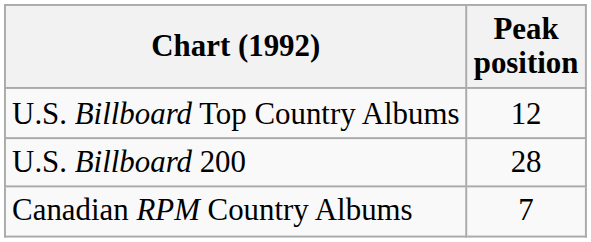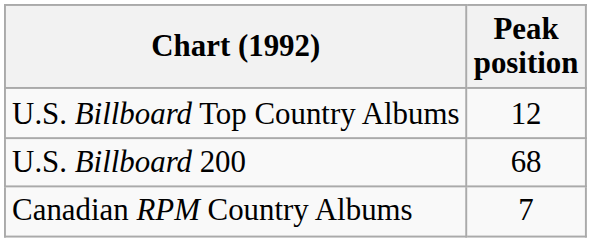(526, 161) 28 -> (526, 161) 68
